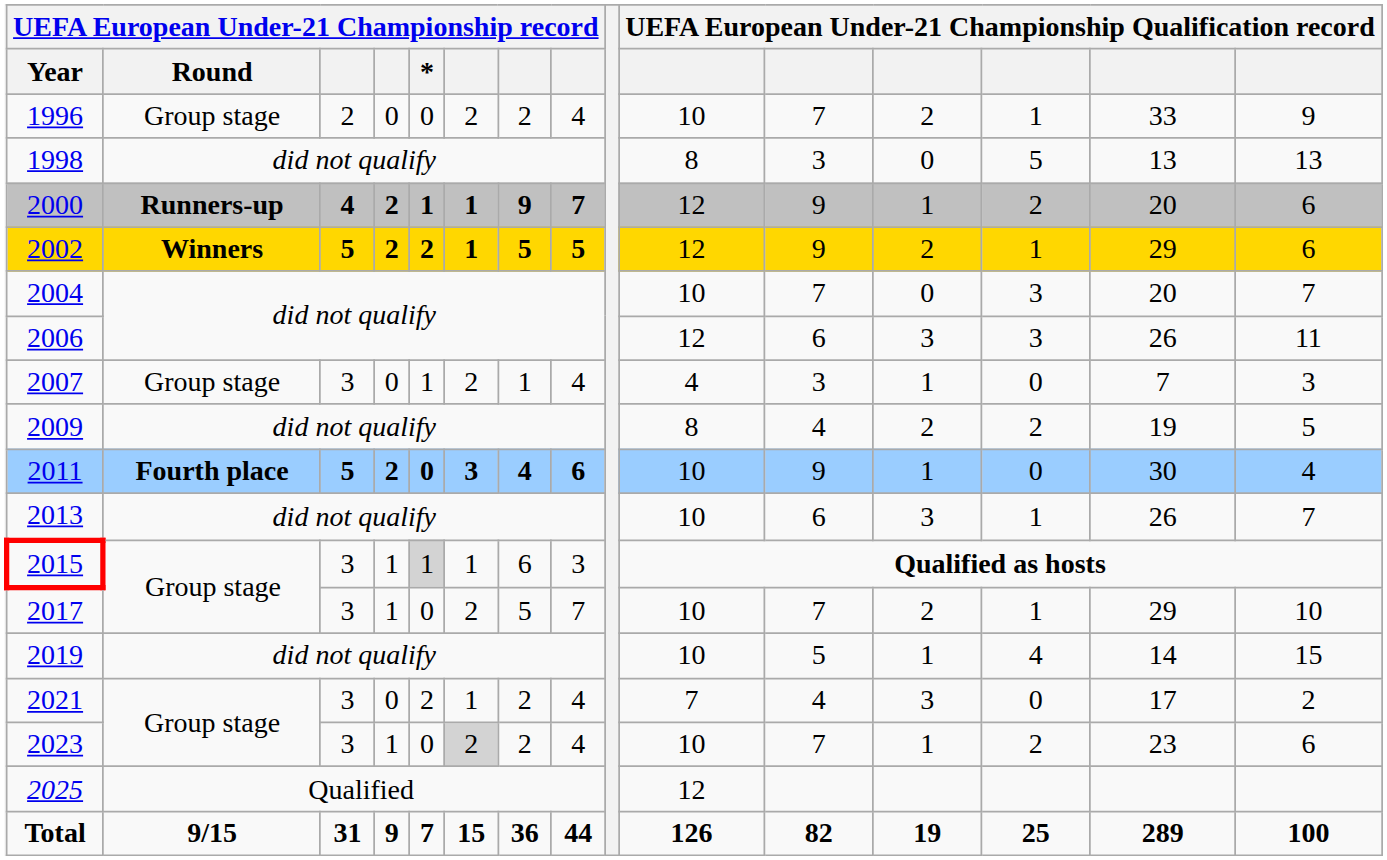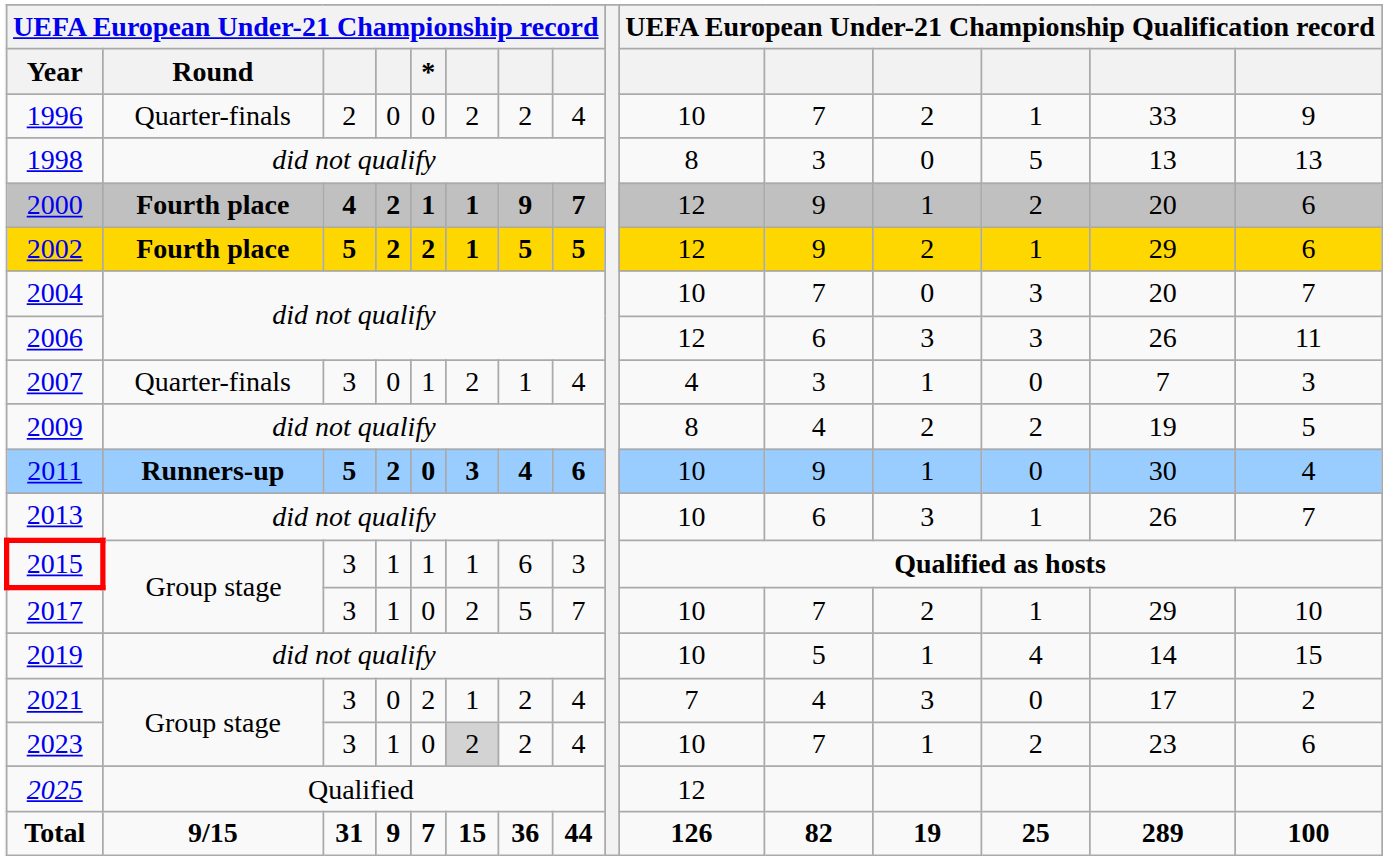(212, 115) Group stage -> (213, 115) Quarter-finals
(212, 204) Runners-up -> (213, 204) Fourth place
(212, 248) Winners -> (213, 248) Fourth place
(212, 381) Group stage -> (213, 381) Quarter-finals
(212, 470) Fourth place -> (213, 470) Runners-up
(427, 563) lightgrey background -> (428, 563) no background
